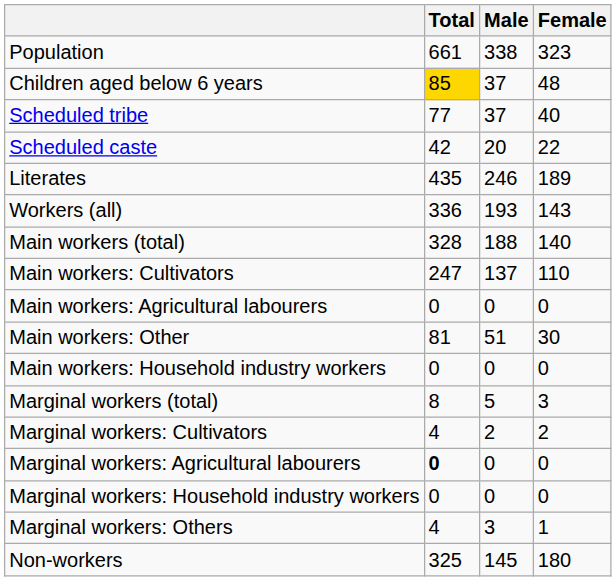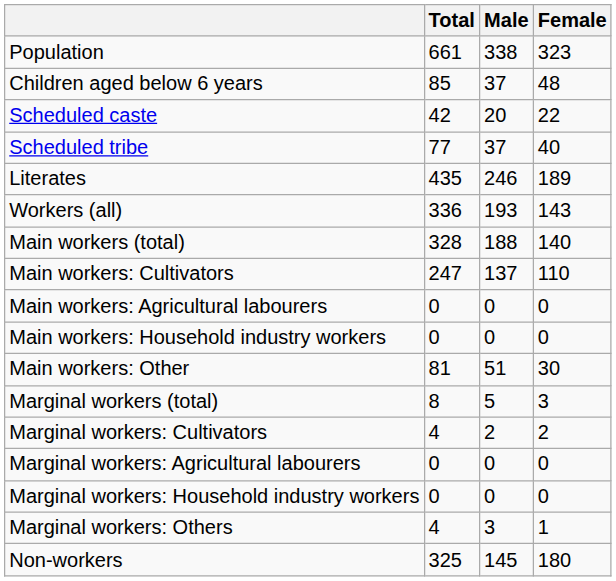(440, 83) gold background -> (440, 83) no background
rows swapped: (83, 147) <-> (79, 115)
rows swapped: (198, 369) <-> (99, 337)
(434, 464) bold -> (434, 464) normal
